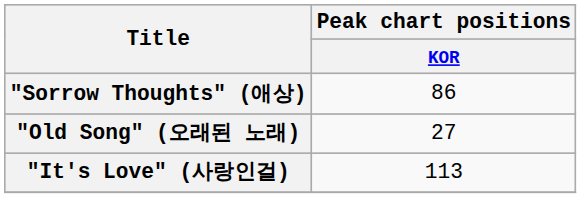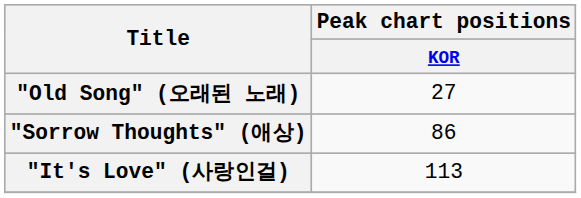rows swapped: (158, 134) <-> (158, 94)
